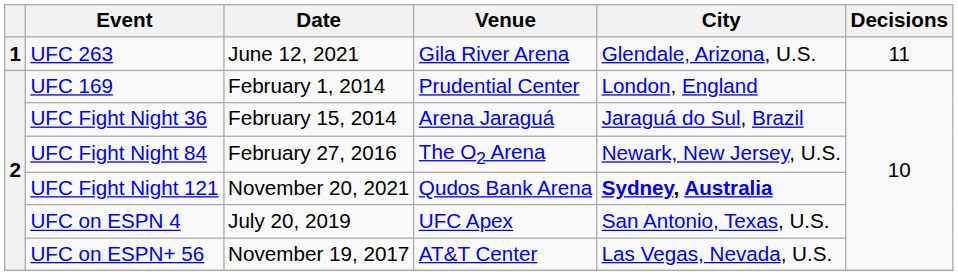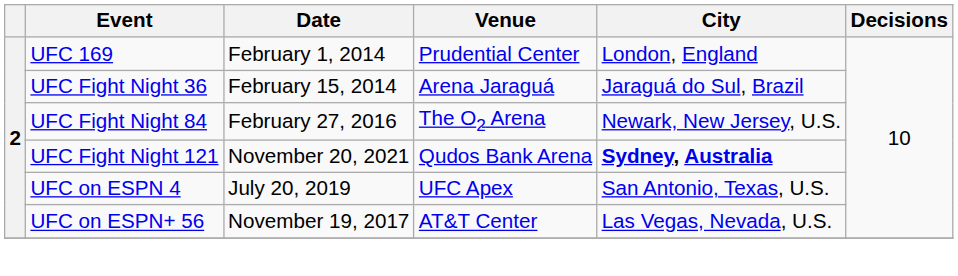- row: (72, 53)
